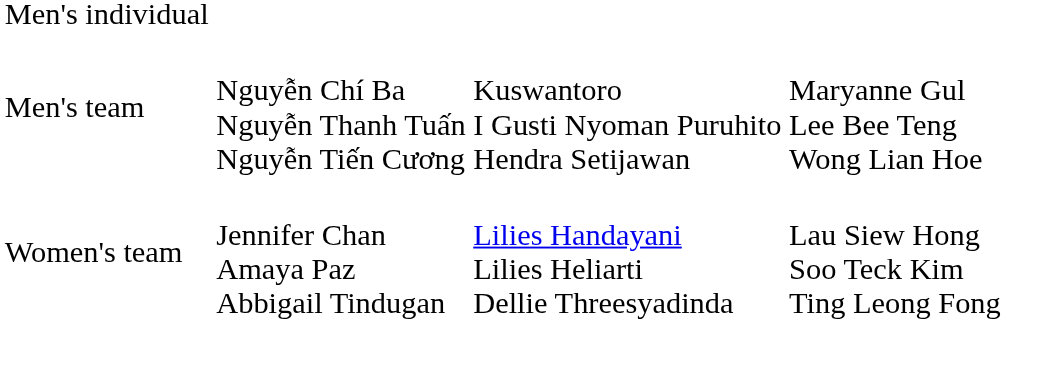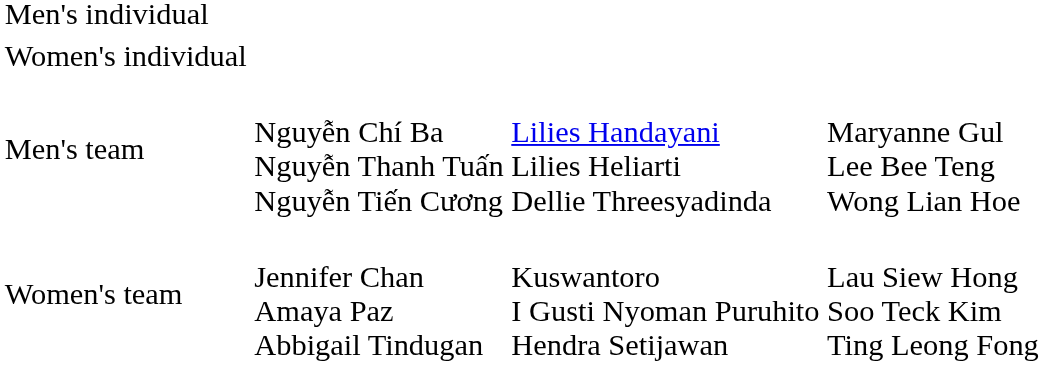+ row: (126, 56)
(627, 124) Kuswantoro I Gusti Nyoman Puruhito Hendra Setijawan -> (641, 166) Lilies Handayani Lilies Heliarti Dellie Threesyadinda
(603, 268) Lilies Handayani Lilies Heliarti Dellie Threesyadinda -> (665, 310) Kuswantoro I Gusti Nyoman Puruhito Hendra Setijawan
